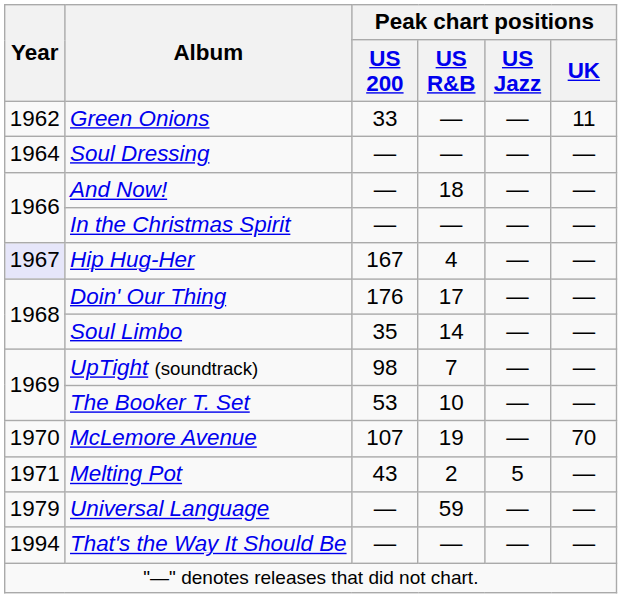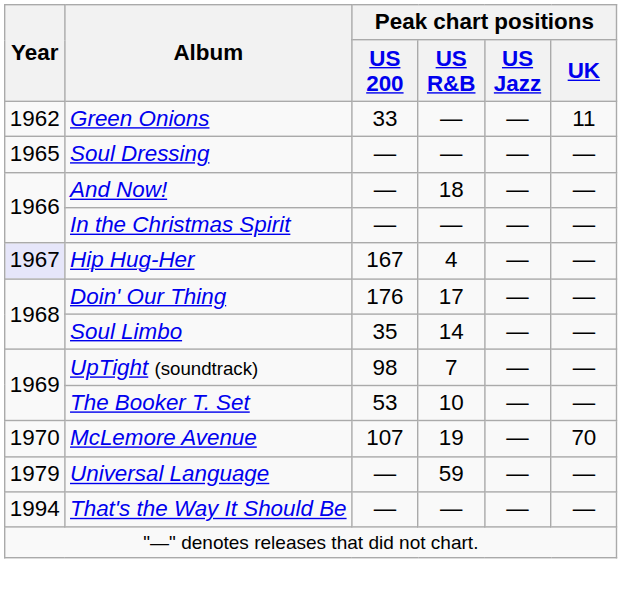(35, 154) 1964 -> (35, 154) 1965
- row: (126, 473)
